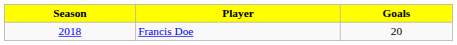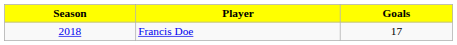(396, 31) 20 -> (396, 31) 17
